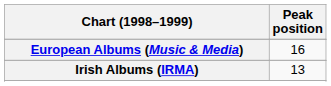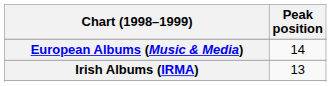(298, 49) 16 -> (298, 49) 14
